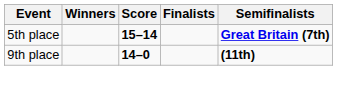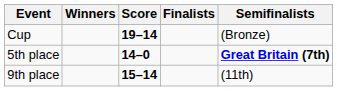+ row: (19, 34)
(139, 34) 15–14 -> (136, 55) 14–0
(136, 55) 14–0 -> (139, 75) 15–14
(238, 55) bold -> (237, 75) normal
